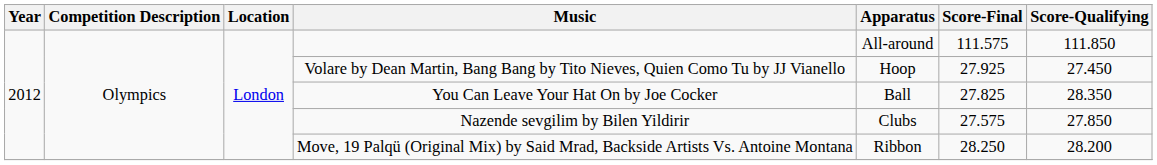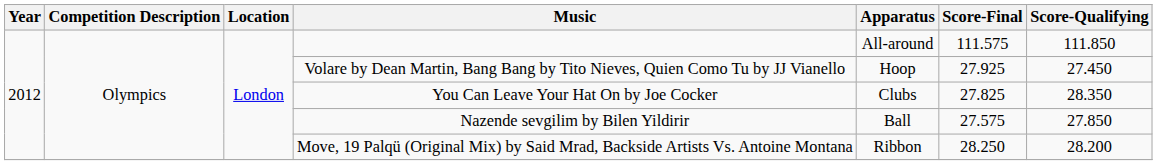(898, 95) Ball -> (898, 95) Clubs
(898, 120) Clubs -> (898, 120) Ball
